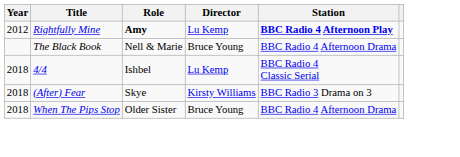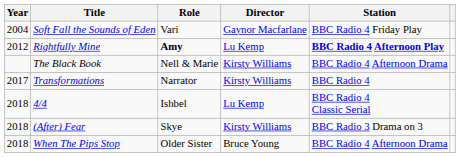+ row: (94, 30)
(215, 47) Bruce Young -> (257, 64) Kirsty Williams
+ row: (69, 81)
